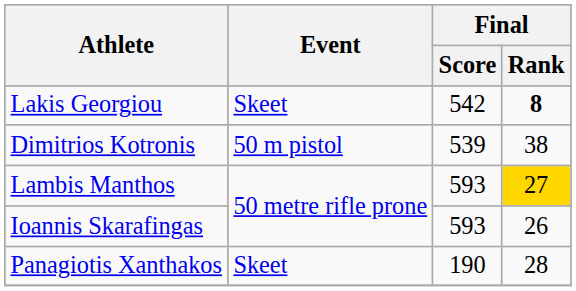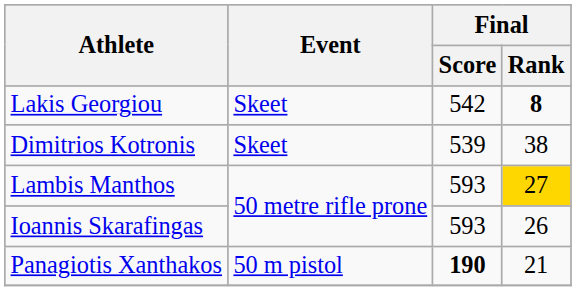(288, 145) 50 m pistol -> (260, 145) Skeet
(260, 265) Skeet -> (288, 265) 50 m pistol
(467, 265) normal -> (467, 265) bold
(536, 265) 28 -> (536, 265) 21
